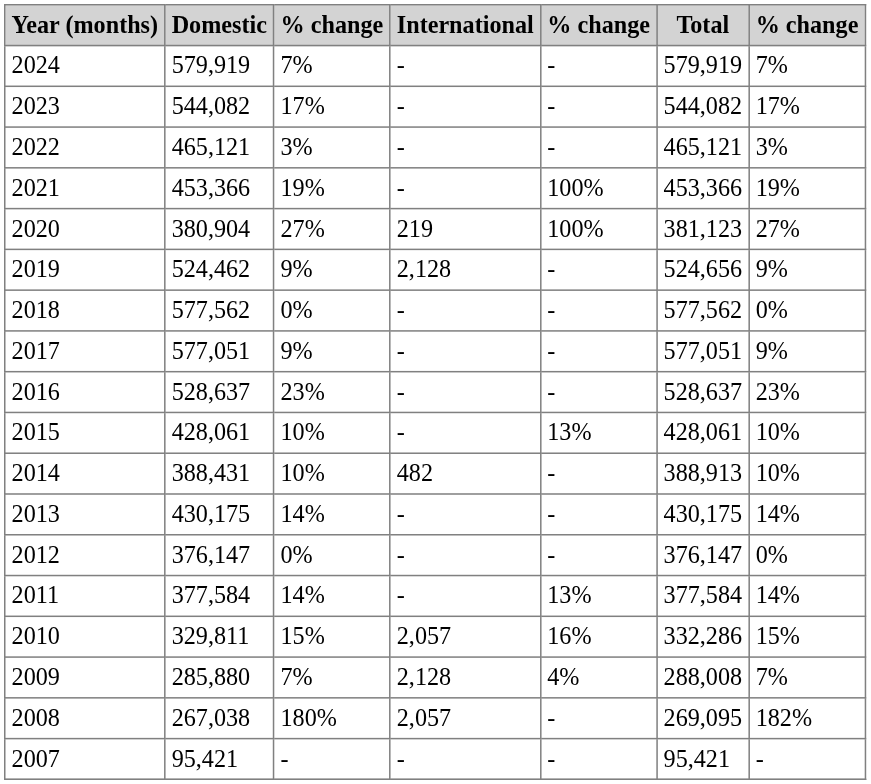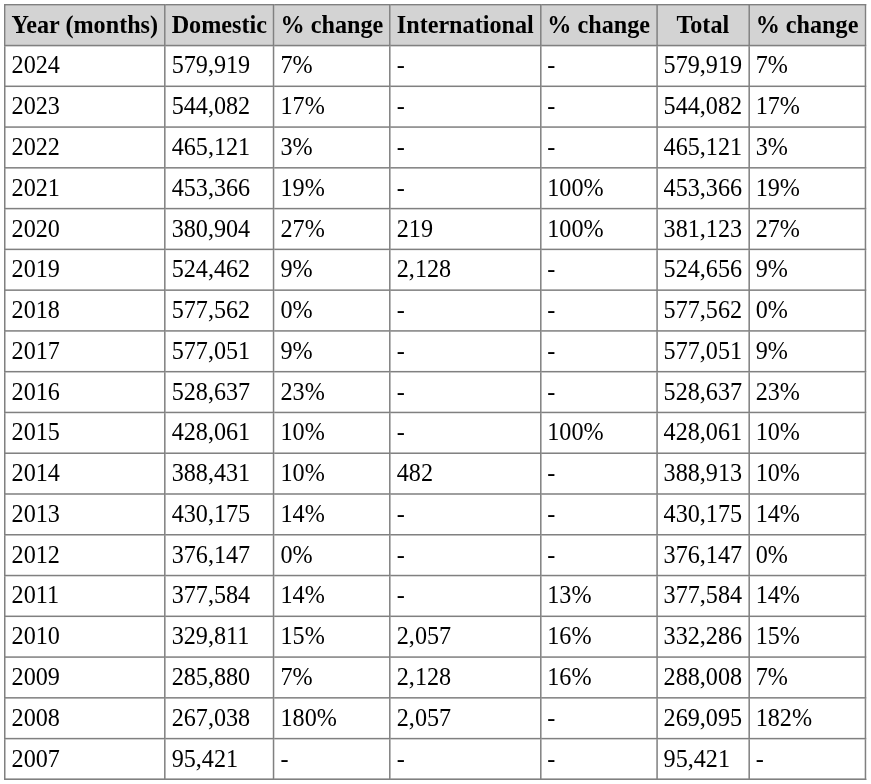(569, 432) 13% -> (575, 432) 100%
(563, 677) 4% -> (569, 677) 16%
